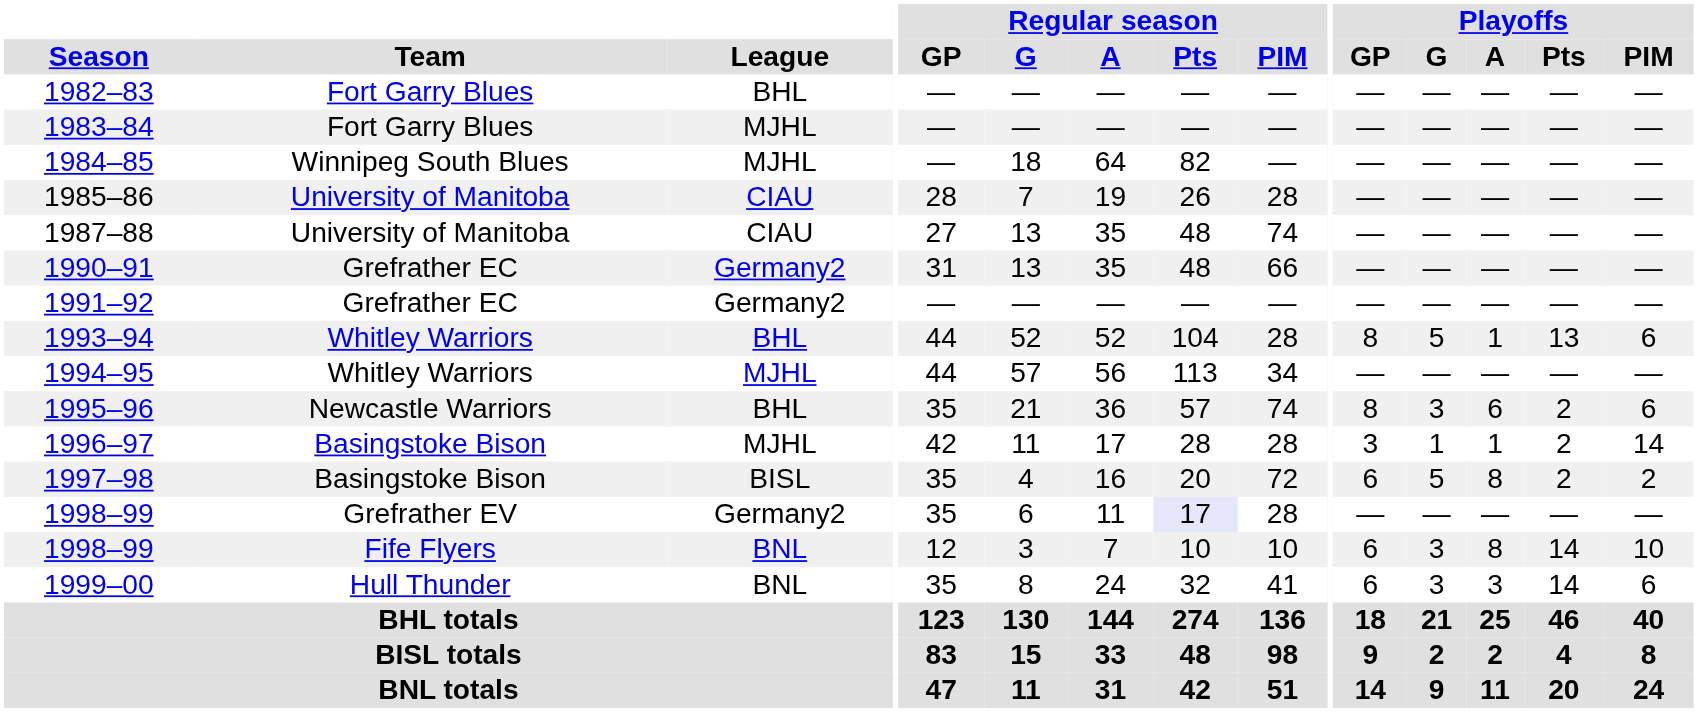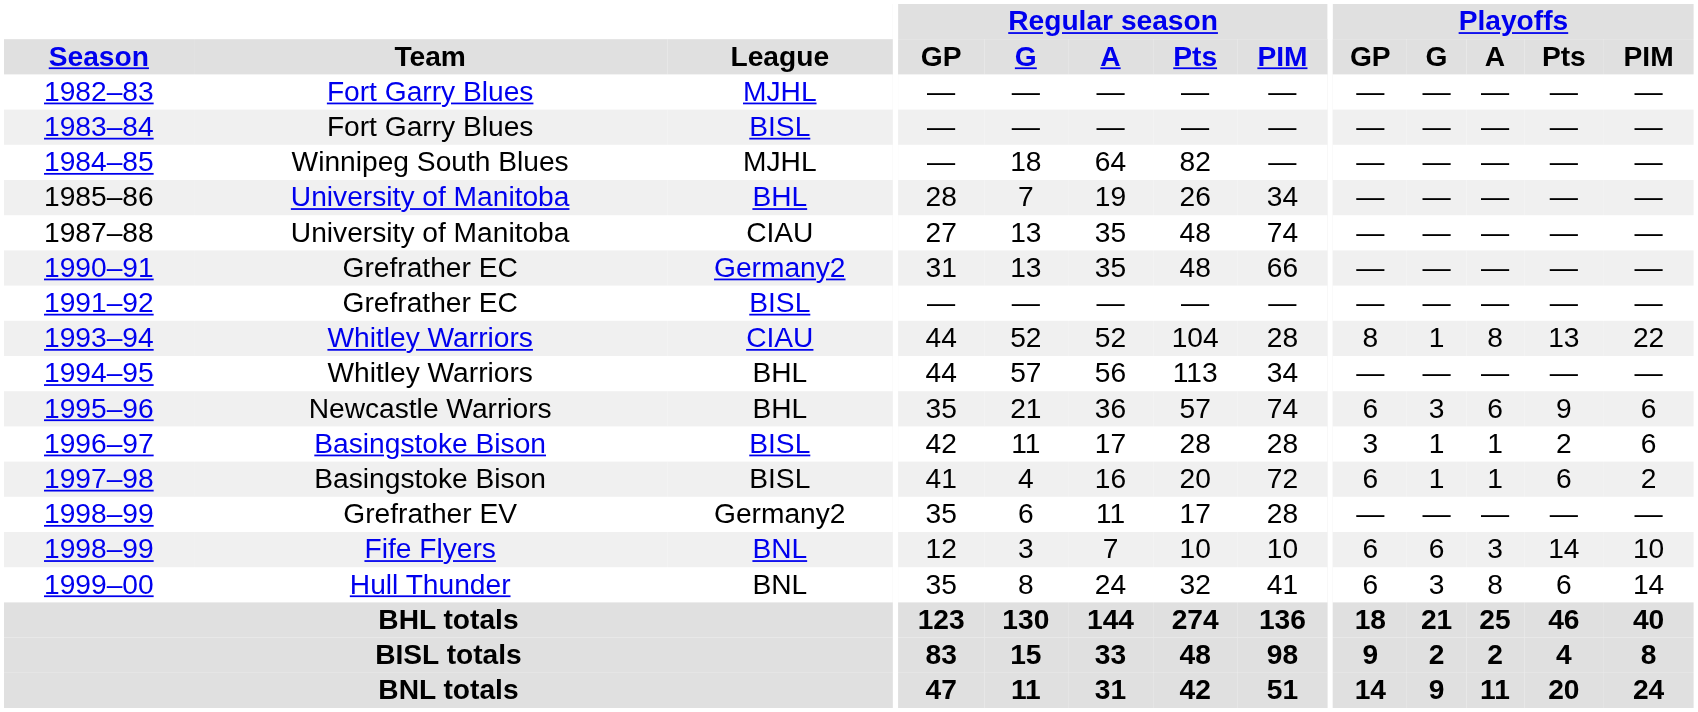(780, 91) BHL -> (780, 91) MJHL
(780, 126) MJHL -> (780, 126) BISL
(780, 197) CIAU -> (780, 197) BHL
(1282, 197) 28 -> (1282, 197) 34
(780, 302) Germany2 -> (780, 302) BISL
(780, 338) BHL -> (780, 338) CIAU
(1437, 338) 5 -> (1437, 338) 1
(1495, 338) 1 -> (1495, 338) 8
(1649, 338) 6 -> (1649, 338) 22
(780, 373) MJHL -> (780, 373) BHL
(1370, 408) 8 -> (1370, 408) 6
(1564, 408) 2 -> (1564, 408) 9
(780, 443) MJHL -> (780, 443) BISL
(1649, 443) 14 -> (1649, 443) 6
(941, 478) 35 -> (941, 478) 41
(1437, 478) 5 -> (1437, 478) 1
(1495, 478) 8 -> (1495, 478) 1
(1564, 478) 2 -> (1564, 478) 6
(1195, 514) lavender background -> (1195, 514) no background
(1437, 549) 3 -> (1437, 549) 6
(1495, 549) 8 -> (1495, 549) 3
(1495, 584) 3 -> (1495, 584) 8
(1564, 584) 14 -> (1564, 584) 6
(1649, 584) 6 -> (1649, 584) 14
